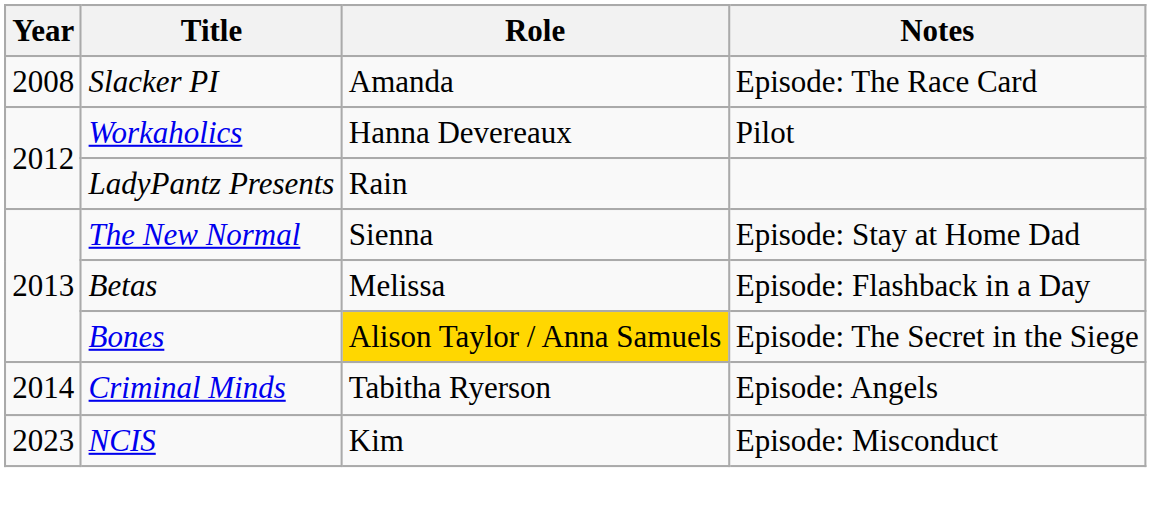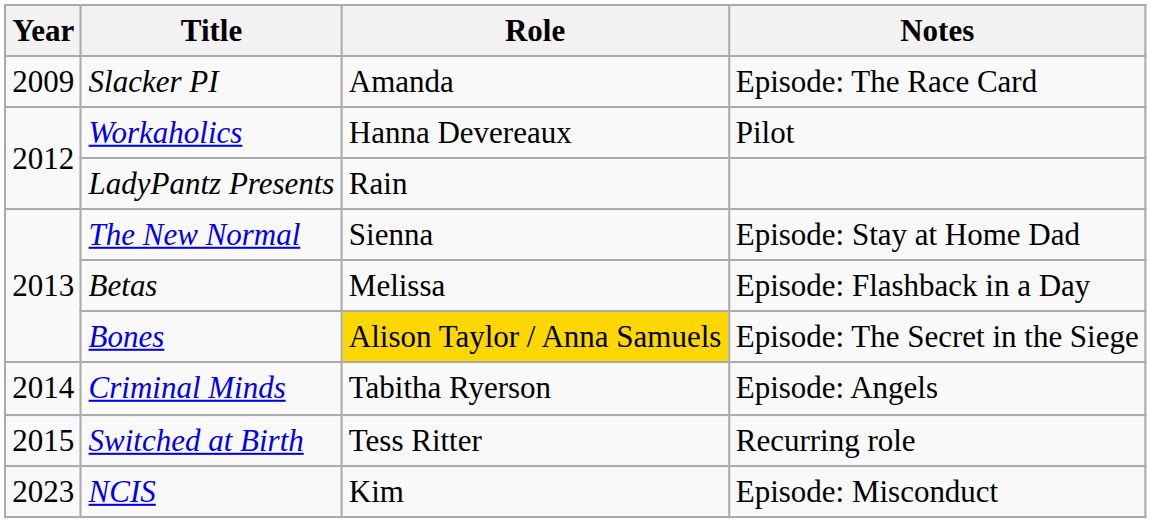(43, 81) 2008 -> (43, 81) 2009
+ row: (196, 439)
